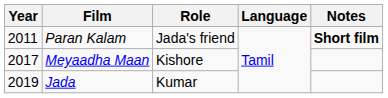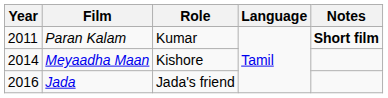(195, 38) Jada's friend -> (176, 38) Kumar
(23, 60) 2017 -> (23, 60) 2014
(23, 82) 2019 -> (23, 82) 2016
(176, 82) Kumar -> (195, 82) Jada's friend
